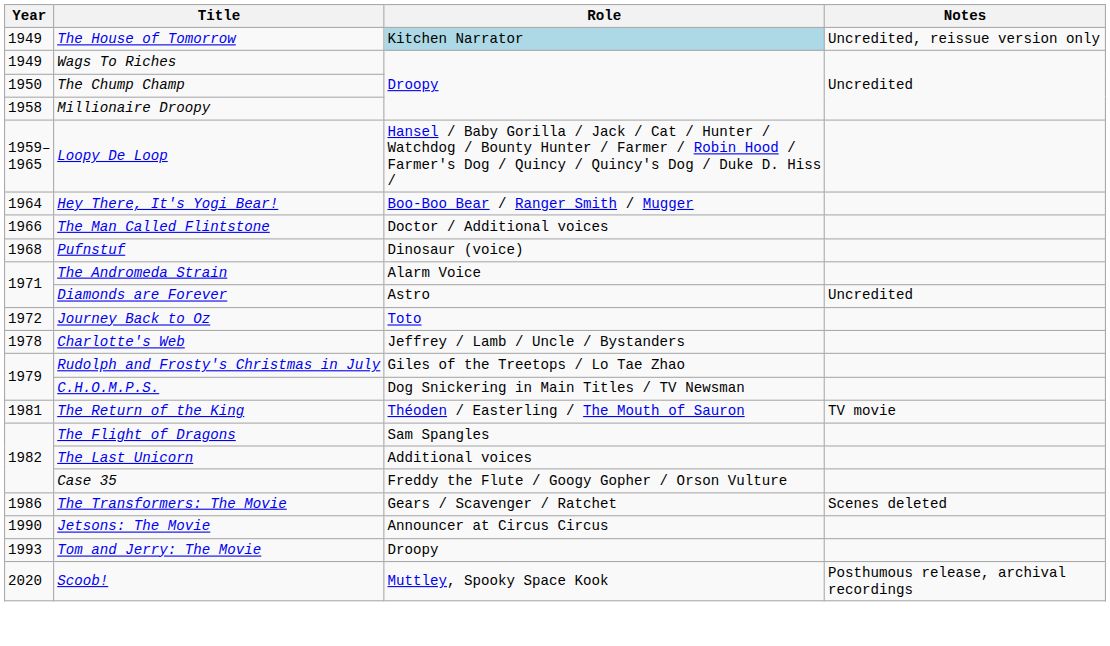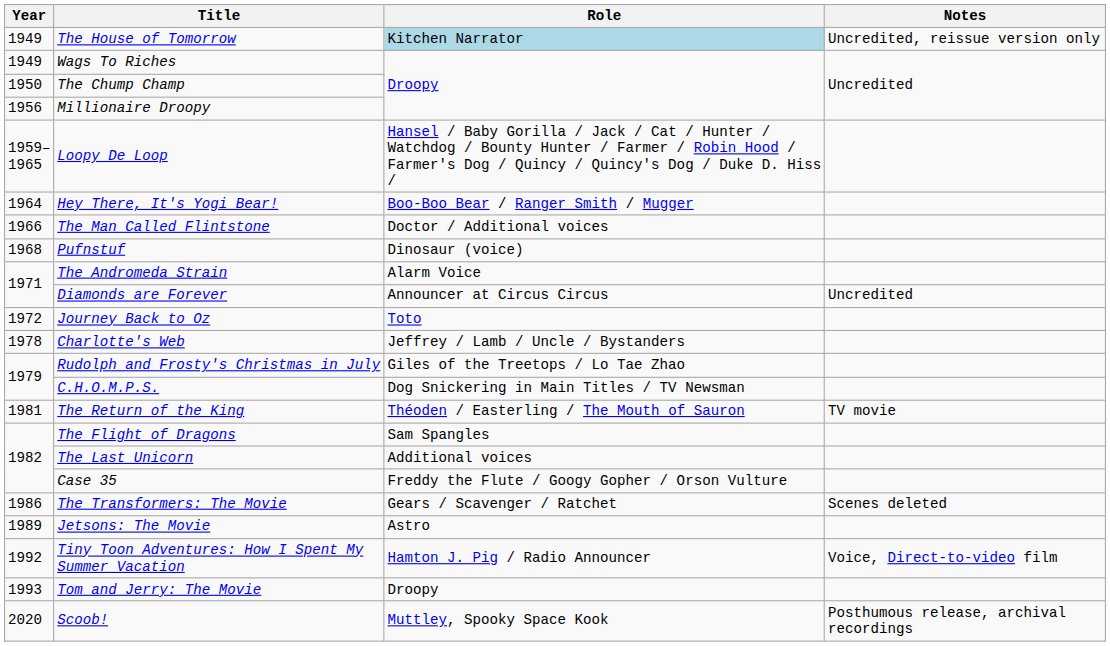(25, 108) 1958 -> (25, 108) 1956
(409, 296) Astro -> (498, 296) Announcer at Circus Circus
(25, 527) 1990 -> (25, 527) 1989
(498, 527) Announcer at Circus Circus -> (409, 527) Astro
+ row: (210, 558)
